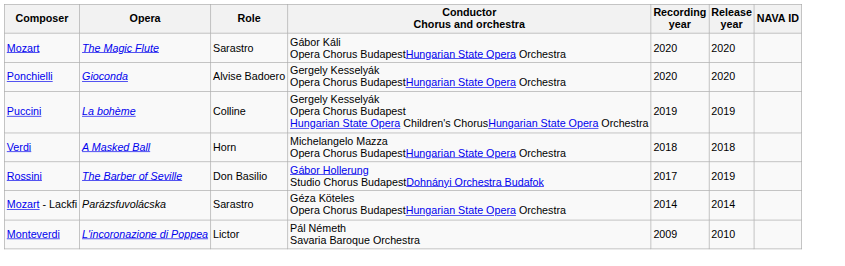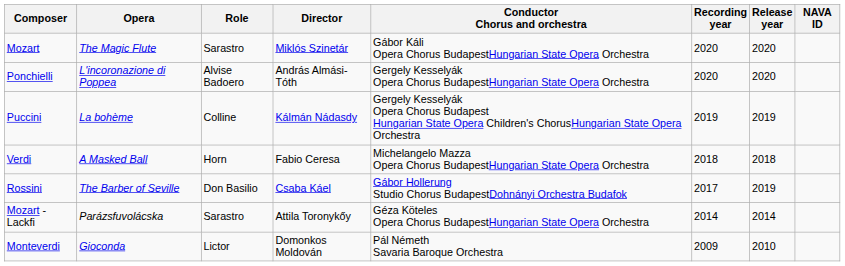+ column: (322, 19)
(105, 77) Gioconda -> (122, 77) L'incoronazione di Poppea
(145, 234) L'incoronazione di Poppea -> (102, 246) Gioconda
